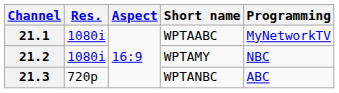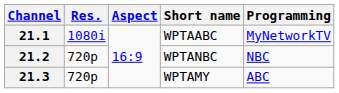(86, 56) 1080i -> (83, 56) 720p
(187, 56) WPTAMY -> (191, 56) WPTANBC
(191, 77) WPTANBC -> (187, 77) WPTAMY
